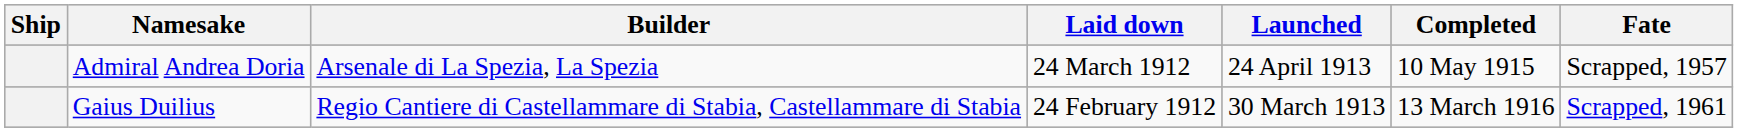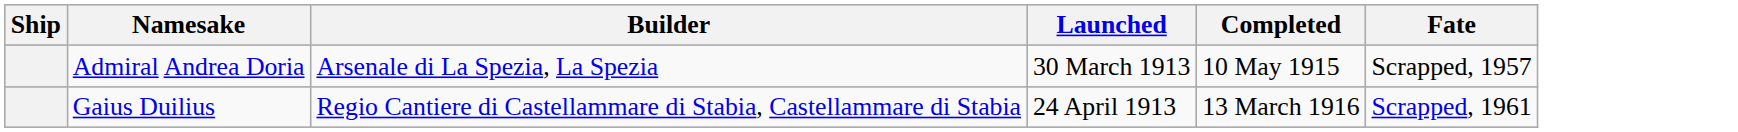- column: (1125, 24)
(1300, 65) 24 April 1913 -> (1112, 65) 30 March 1913
(1307, 106) 30 March 1913 -> (1104, 106) 24 April 1913
